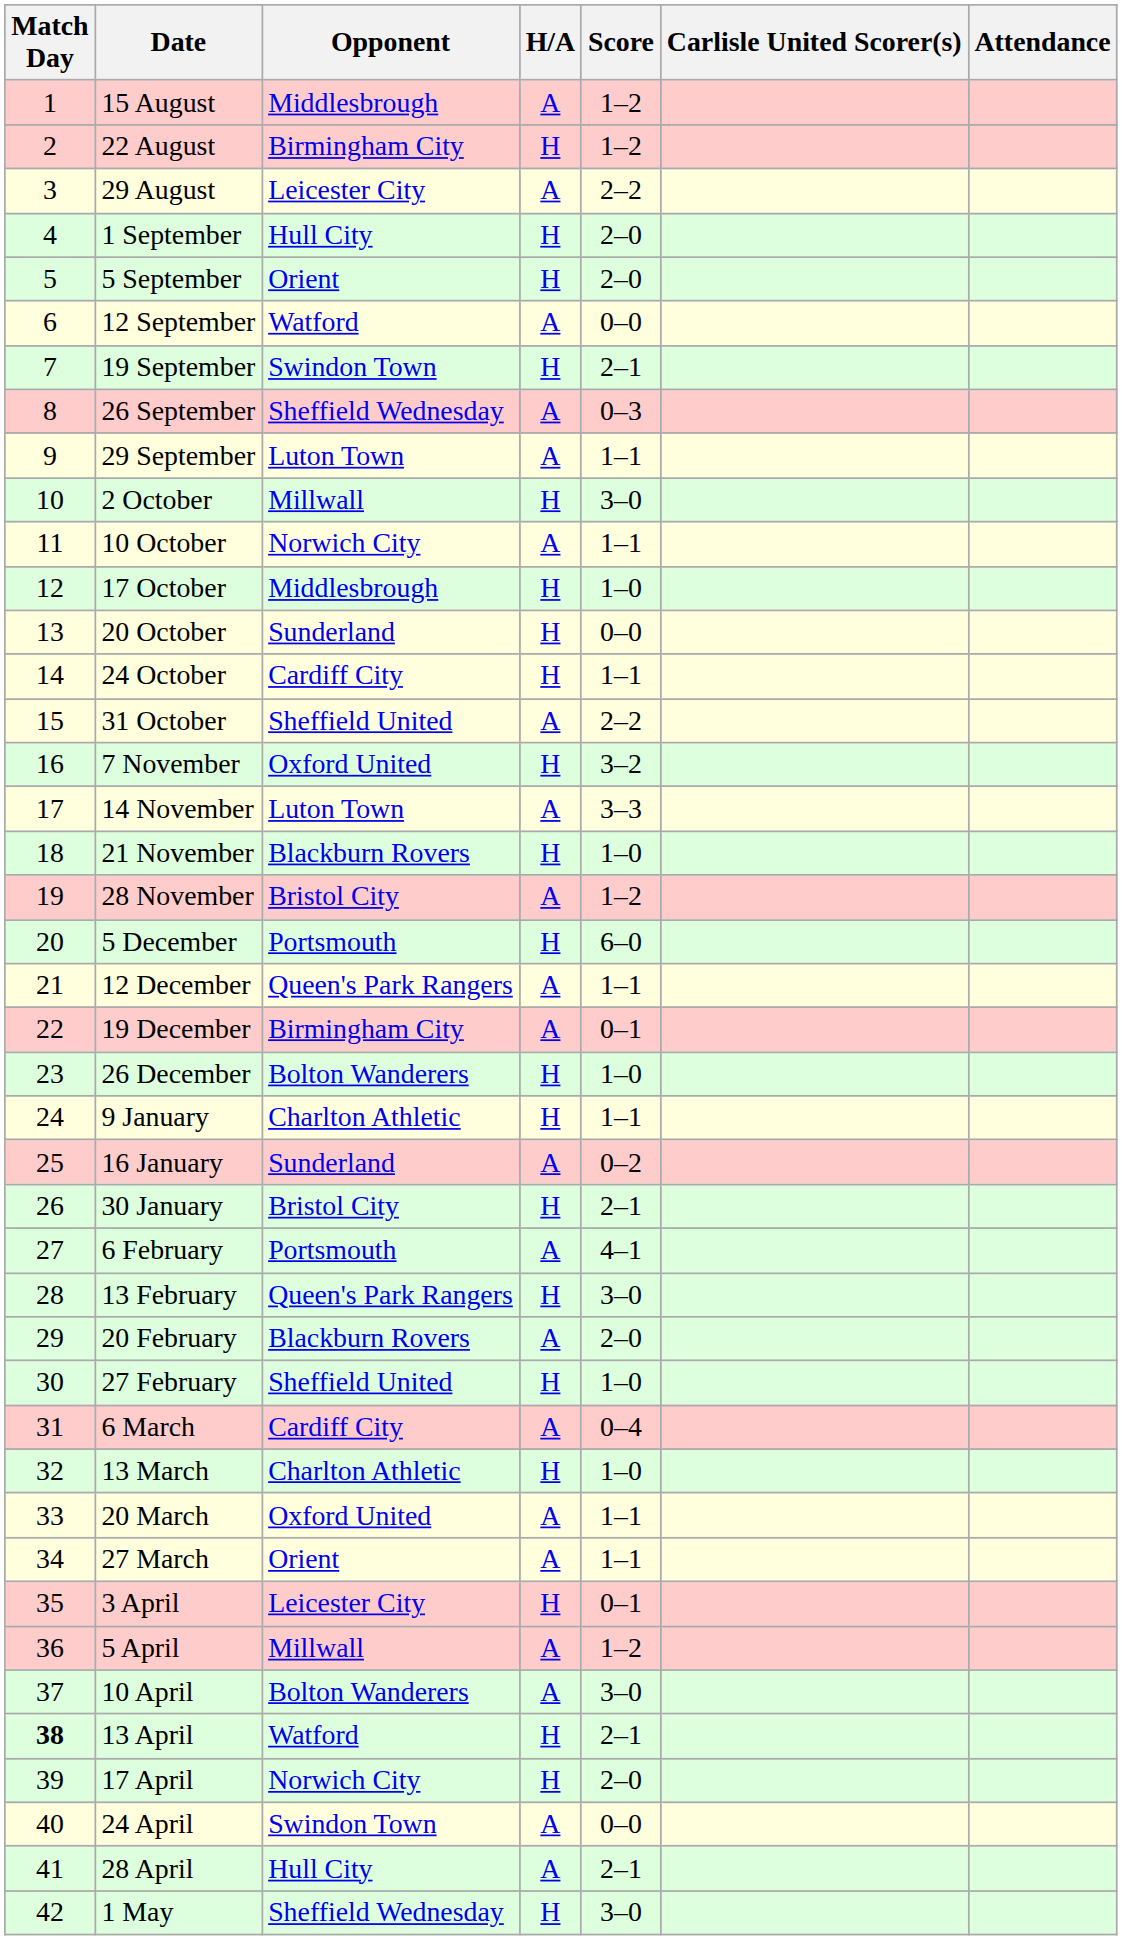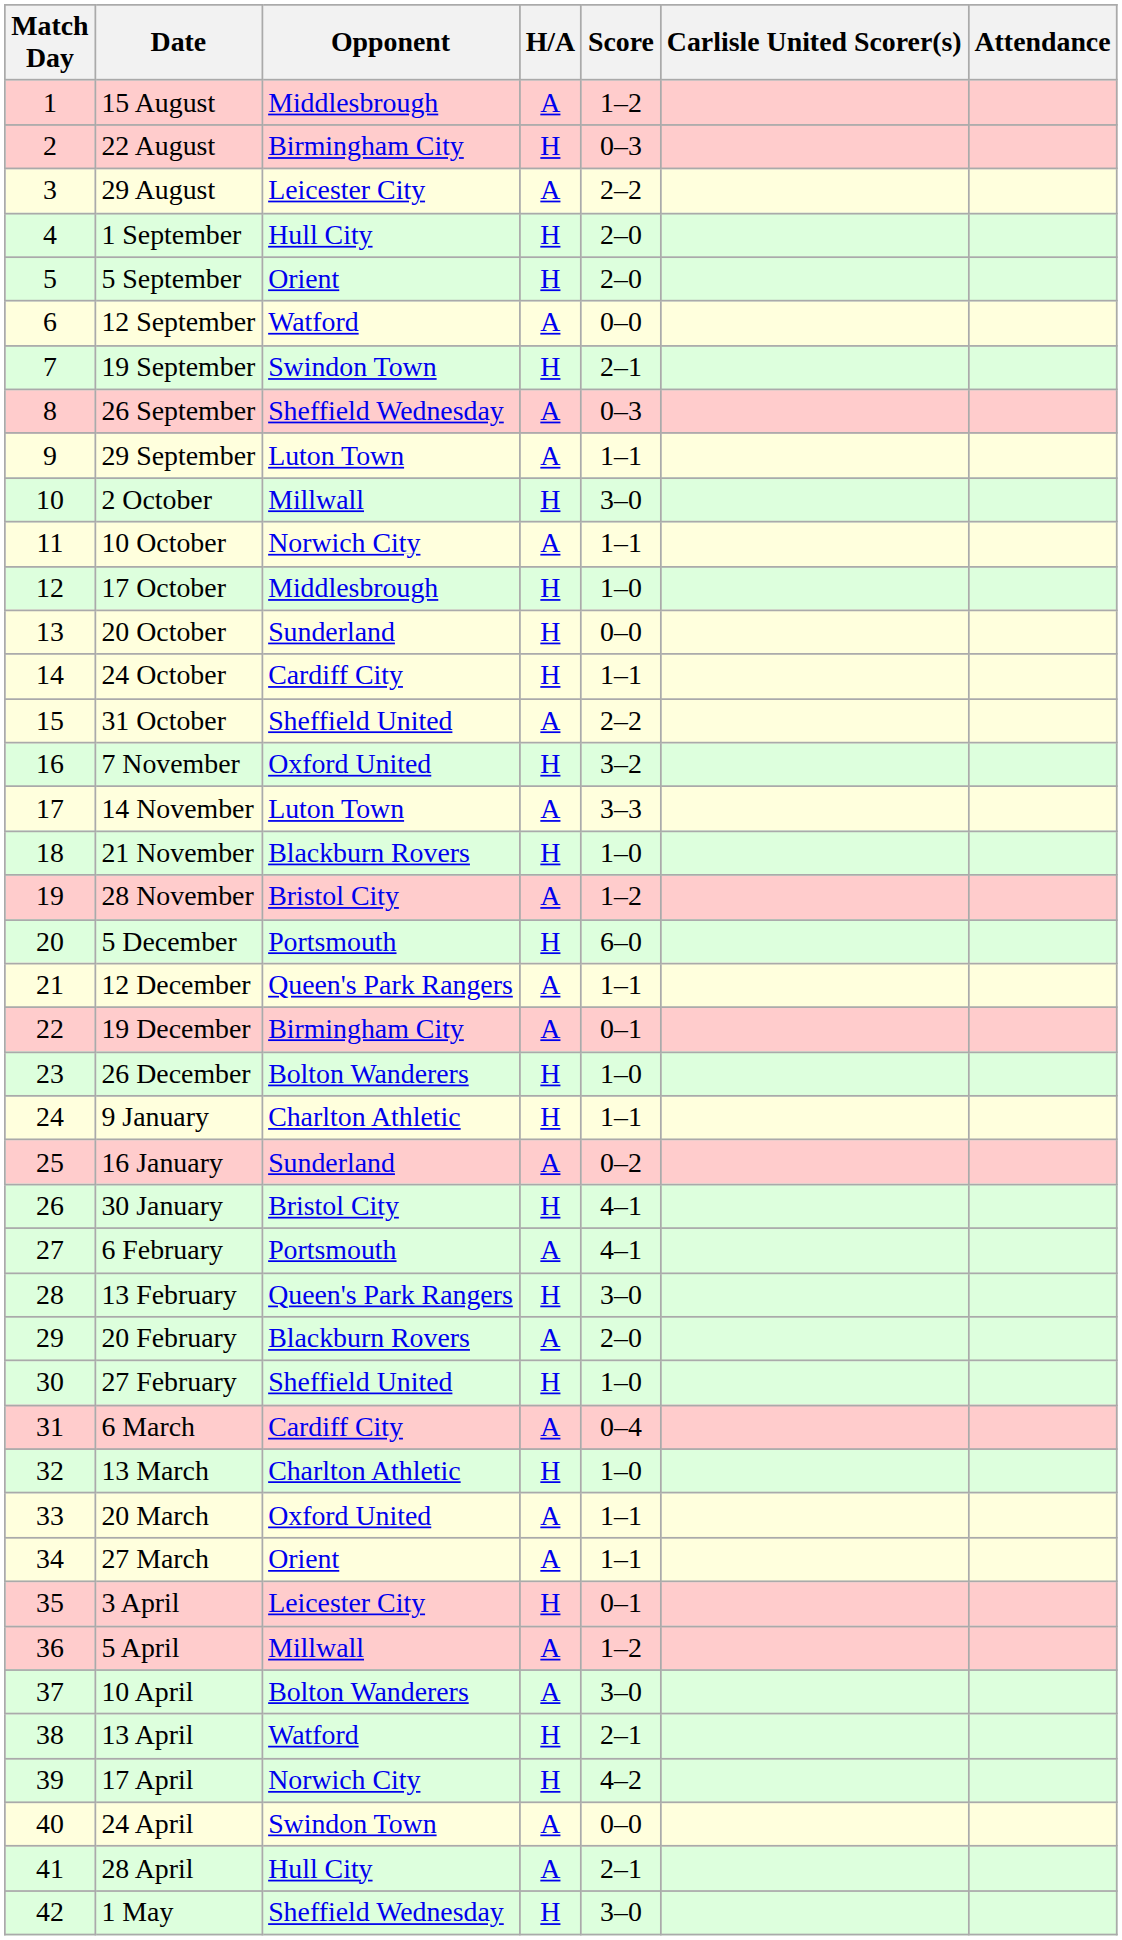(621, 146) 1–2 -> (621, 146) 0–3
(621, 1205) 2–1 -> (621, 1205) 4–1
(50, 1735) bold -> (50, 1735) normal
(621, 1779) 2–0 -> (621, 1779) 4–2
